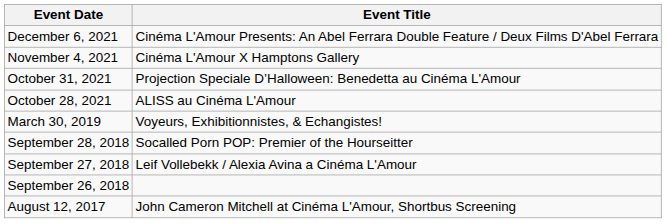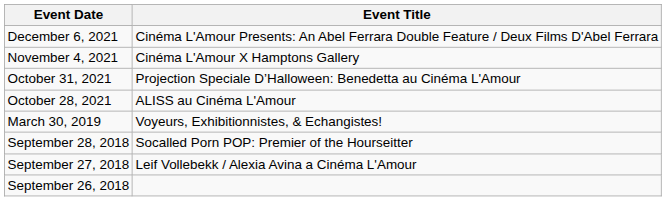- row: (56, 206)
